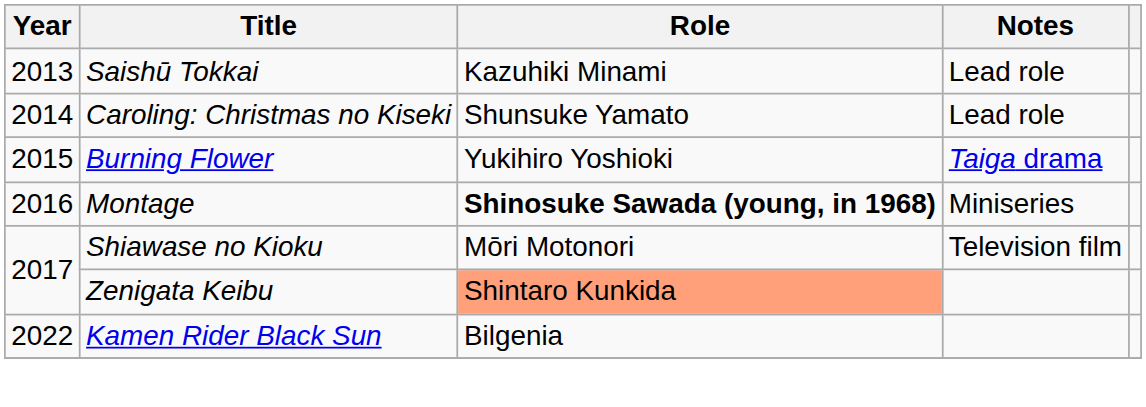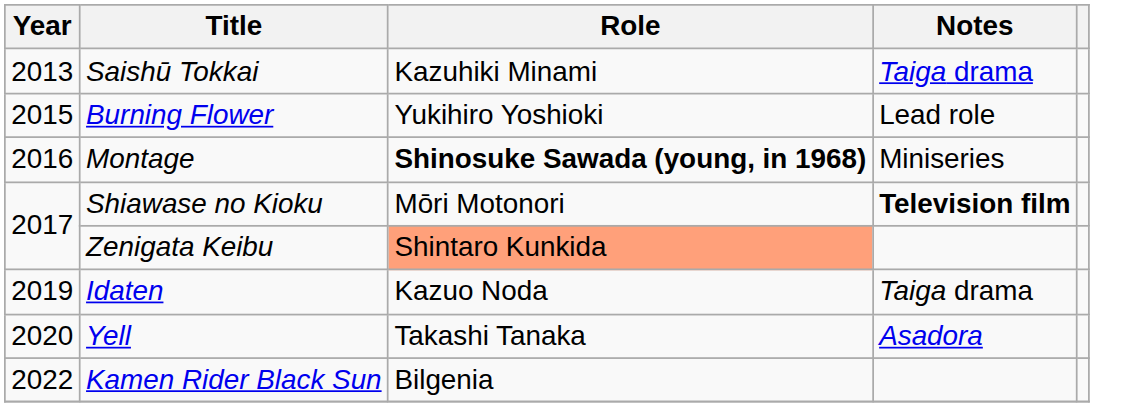(1007, 70) Lead role -> (956, 70) Taiga drama
- row: (269, 114)
(1026, 159) Taiga drama -> (937, 114) Lead role
(1035, 247) normal -> (975, 203) bold
+ row: (125, 291)
+ row: (108, 335)
